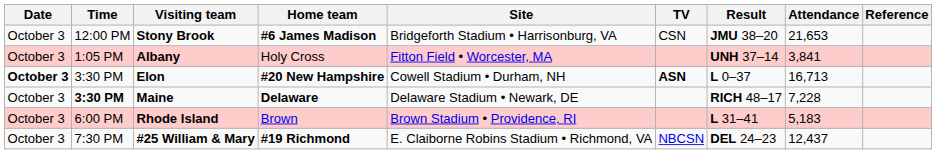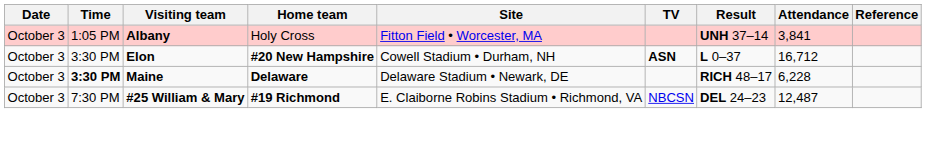- row: (175, 36)
(38, 77) bold -> (36, 56) normal
(808, 77) 16,713 -> (798, 56) 16,712
(805, 98) 7,228 -> (794, 77) 6,228
- row: (178, 118)
(808, 139) 12,437 -> (798, 98) 12,487
